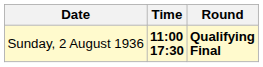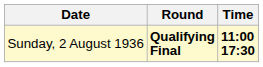columns swapped: (167, 15) <-> (222, 15)
